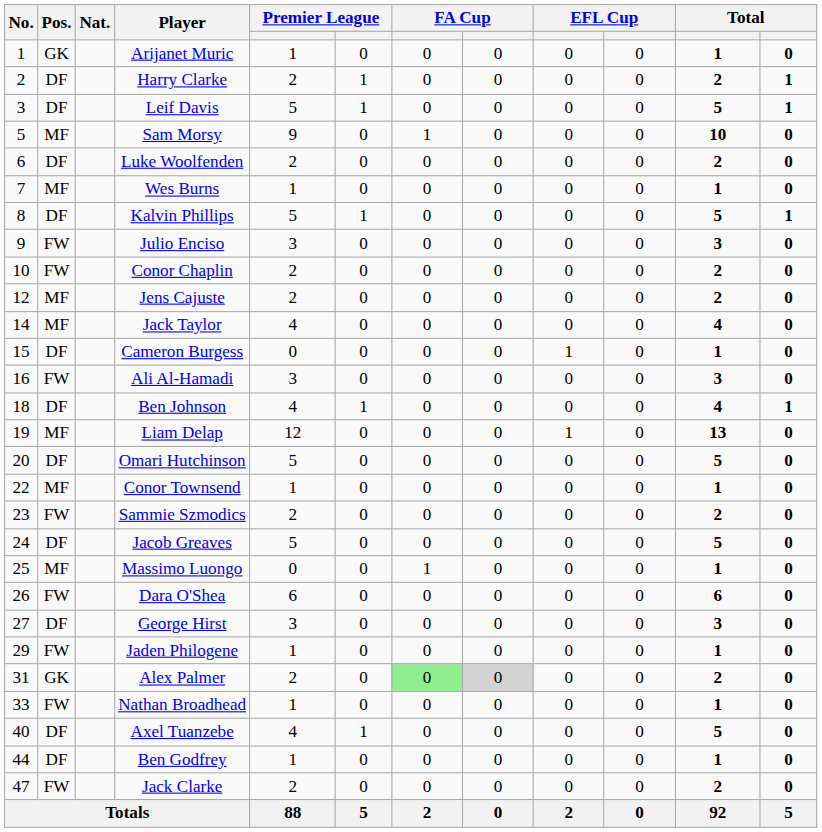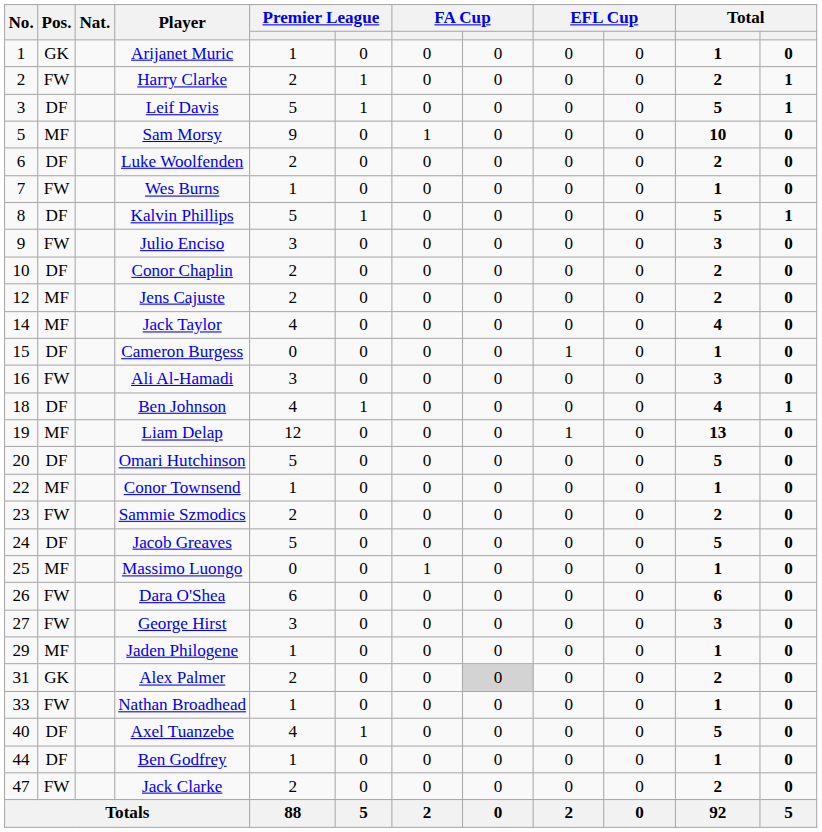(57, 80) DF -> (57, 80) FW
(57, 188) MF -> (57, 188) FW
(57, 270) FW -> (57, 270) DF
(57, 623) DF -> (57, 623) FW
(57, 650) FW -> (57, 650) MF
(427, 677) lightgreen background -> (427, 677) no background
